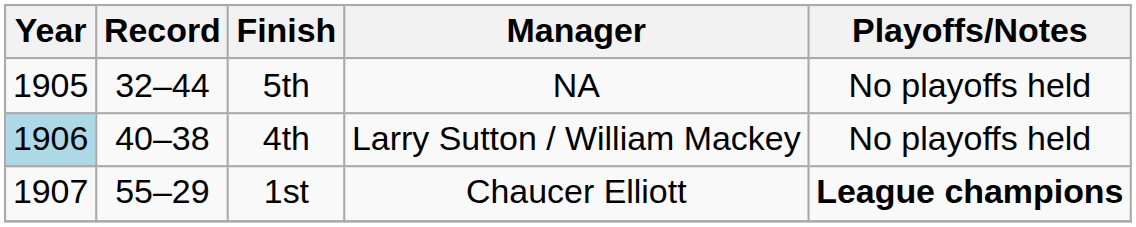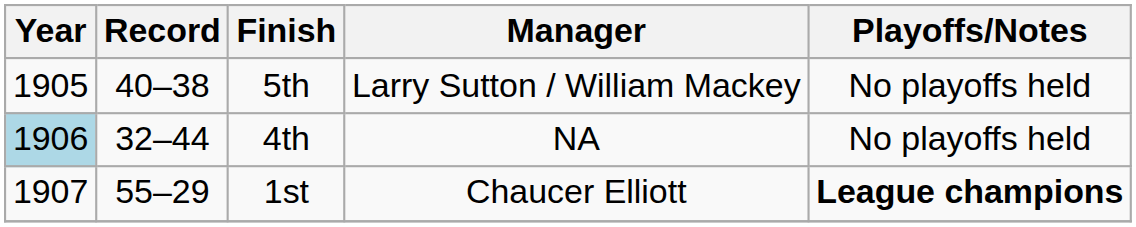(162, 85) 32–44 -> (162, 85) 40–38
(576, 85) NA -> (576, 85) Larry Sutton / William Mackey
(162, 138) 40–38 -> (162, 138) 32–44
(576, 138) Larry Sutton / William Mackey -> (576, 138) NA
